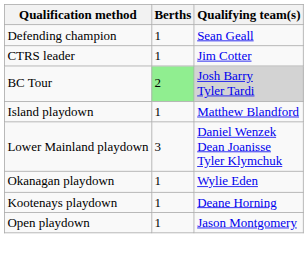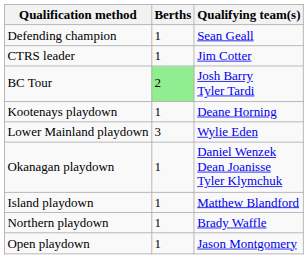(226, 83) lightgrey background -> (226, 83) no background
rows swapped: (62, 202) <-> (50, 111)
(240, 146) Daniel Wenzek Dean Joanisse Tyler Klymchuk -> (228, 132) Wylie Eden
(228, 181) Wylie Eden -> (240, 167) Daniel Wenzek Dean Joanisse Tyler Klymchuk
+ row: (58, 222)
